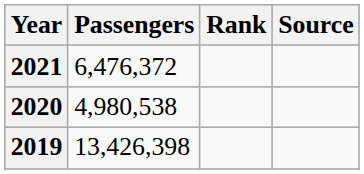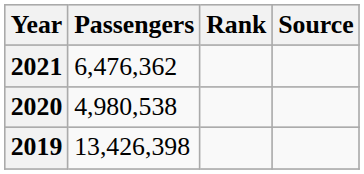(126, 65) 6,476,372 -> (126, 65) 6,476,362
